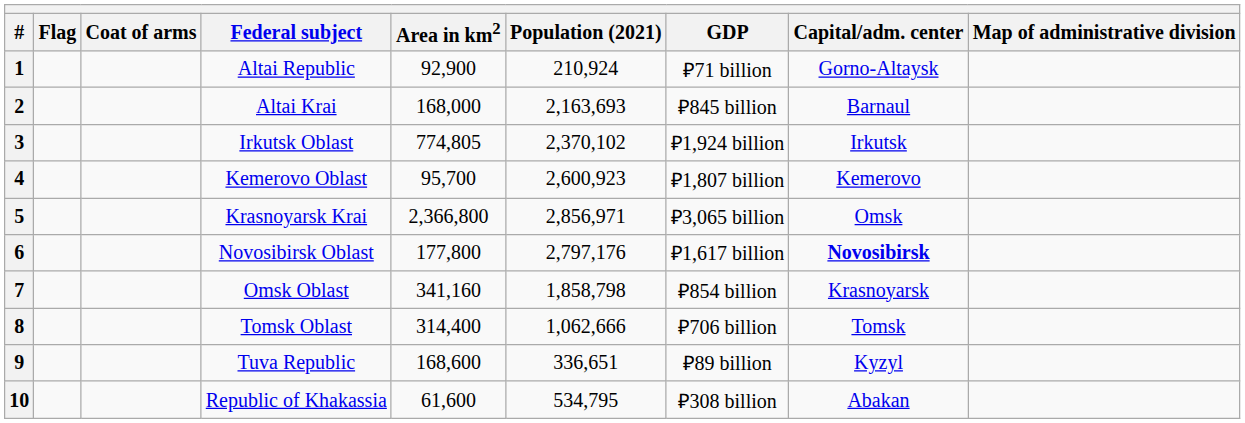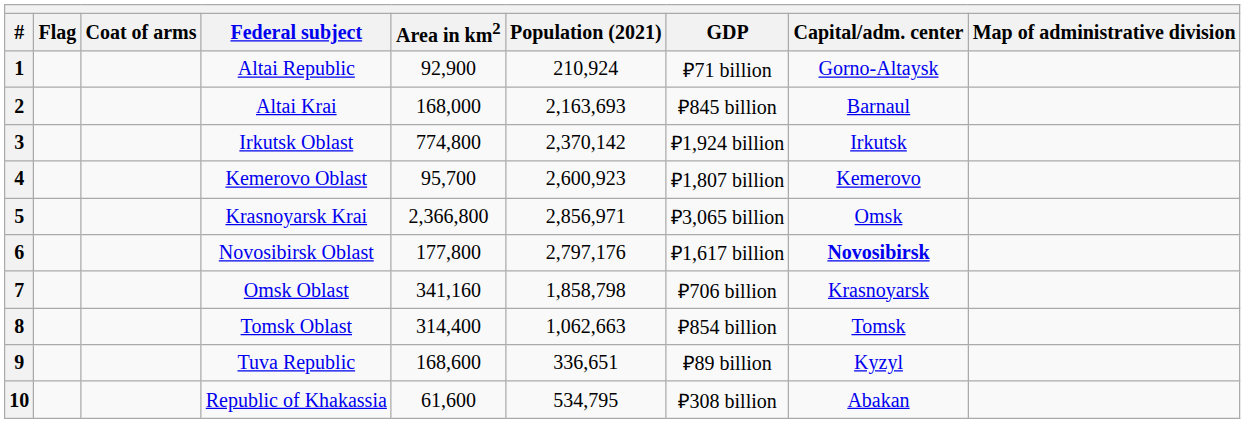(448, 142) 774,805 -> (448, 142) 774,800
(586, 142) 2,370,102 -> (586, 142) 2,370,142
(728, 290) ₽854 billion -> (728, 290) ₽706 billion
(586, 326) 1,062,666 -> (586, 326) 1,062,663
(728, 327) ₽706 billion -> (728, 327) ₽854 billion
